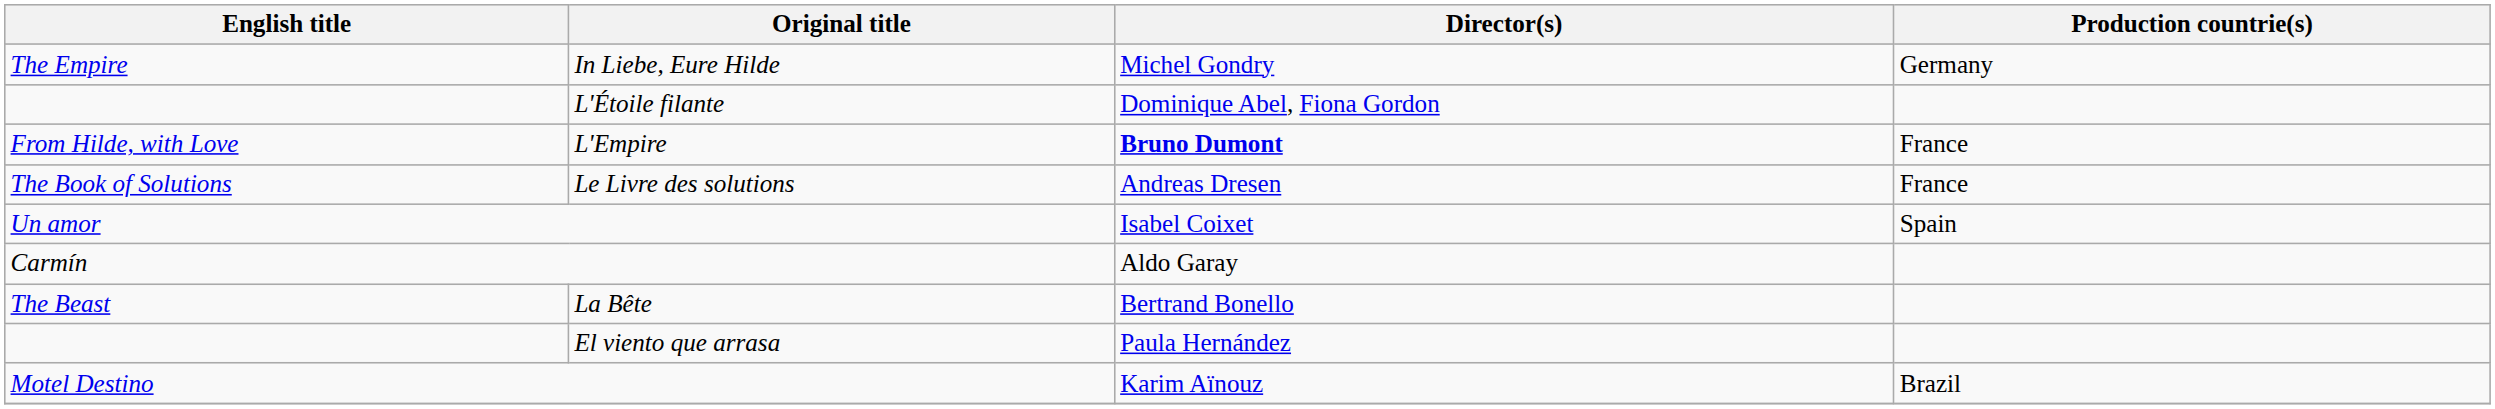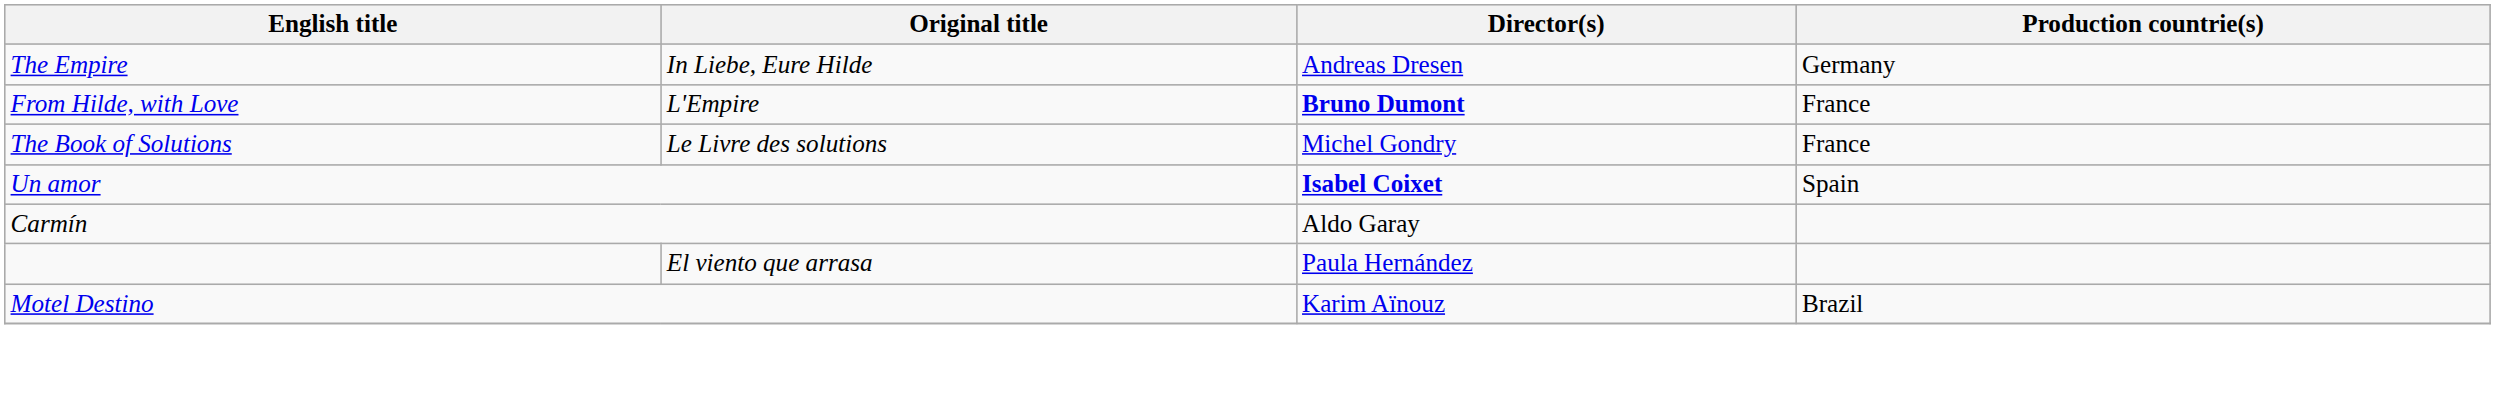(1197, 64) Michel Gondry -> (1383, 64) Andreas Dresen
- row: (649, 104)
(1201, 183) Andreas Dresen -> (1379, 143) Michel Gondry
(1187, 223) normal -> (1372, 183) bold
- row: (613, 303)
